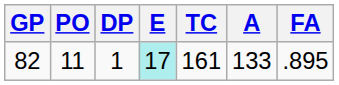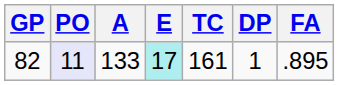columns swapped: (252, 23) <-> (117, 23)
(72, 60) no background -> (72, 60) lavender background
